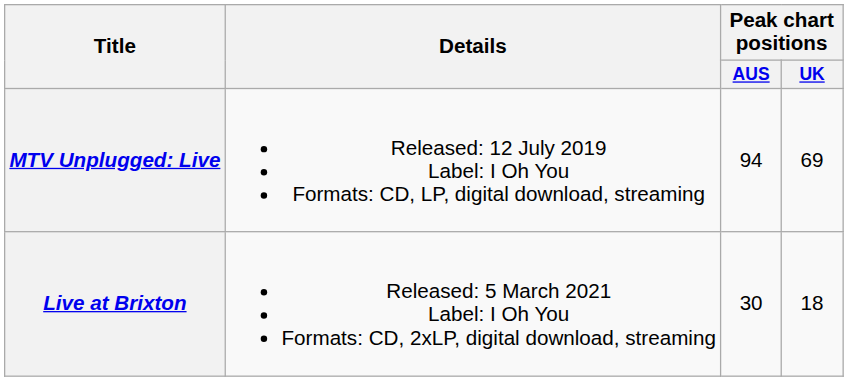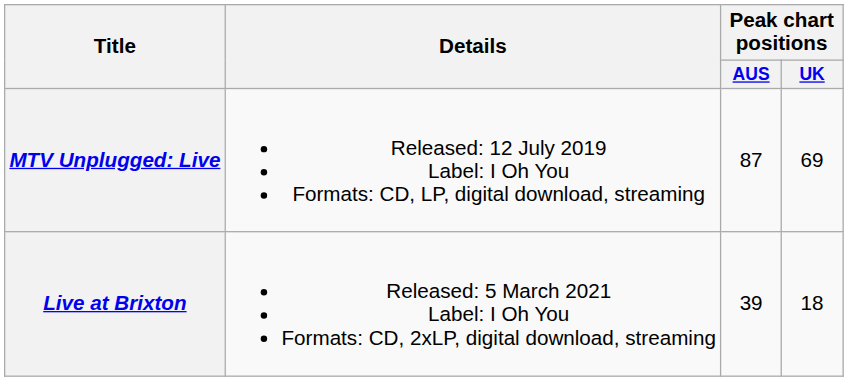(751, 159) 94 -> (751, 159) 87
(751, 303) 30 -> (751, 303) 39
